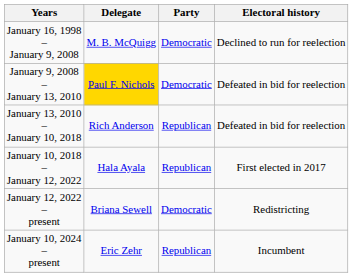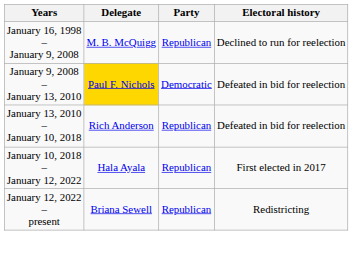(186, 42) Democratic -> (186, 42) Republican
(186, 209) Democratic -> (186, 209) Republican
- row: (44, 251)
